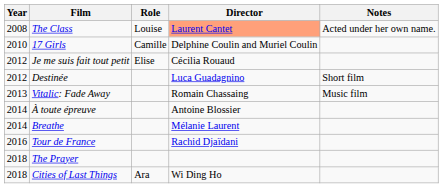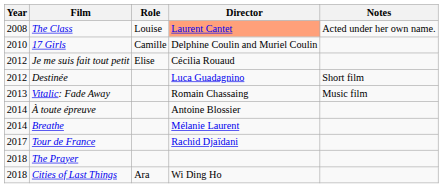(17, 142) 2016 -> (17, 142) 2017
